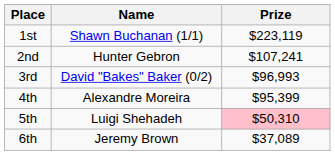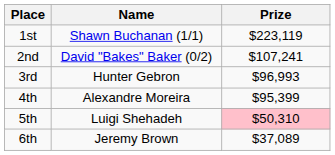(136, 56) Hunter Gebron -> (136, 56) David "Bakes" Baker (0/2)
(136, 77) David "Bakes" Baker (0/2) -> (136, 77) Hunter Gebron
